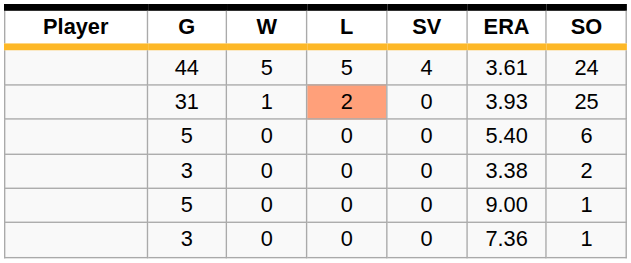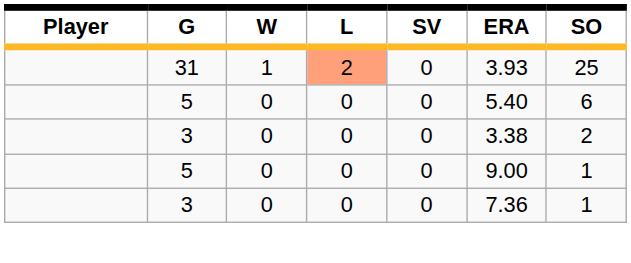- row: (187, 67)
